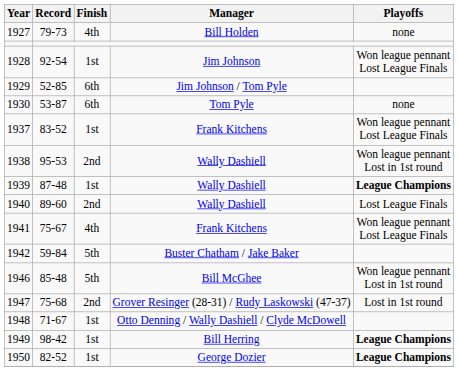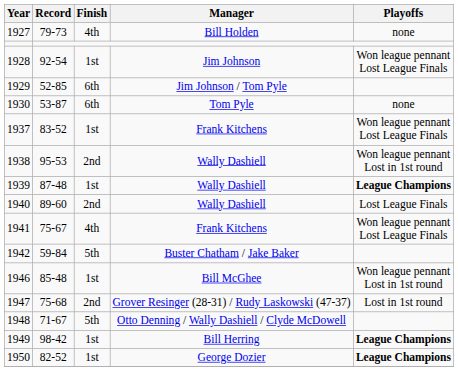(92, 278) 5th -> (92, 278) 1st
(92, 321) 1st -> (92, 321) 5th
